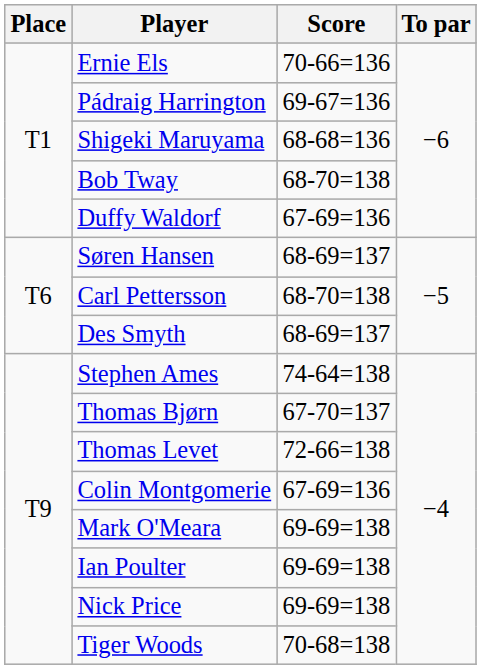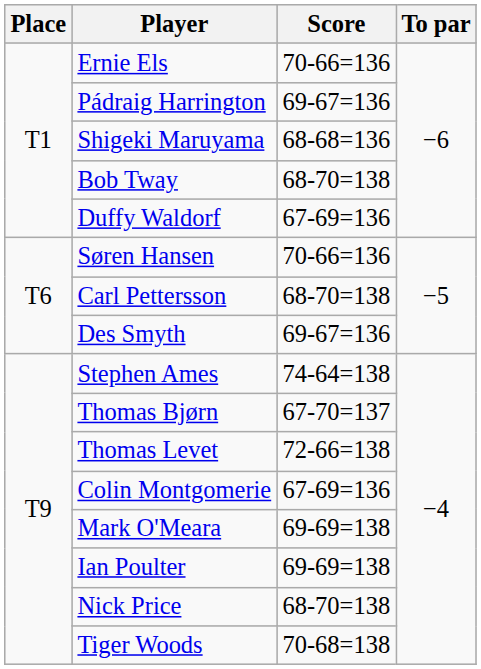(336, 256) 68-69=137 -> (336, 256) 70-66=136
(336, 334) 68-69=137 -> (336, 334) 69-67=136
(336, 606) 69-69=138 -> (336, 606) 68-70=138
